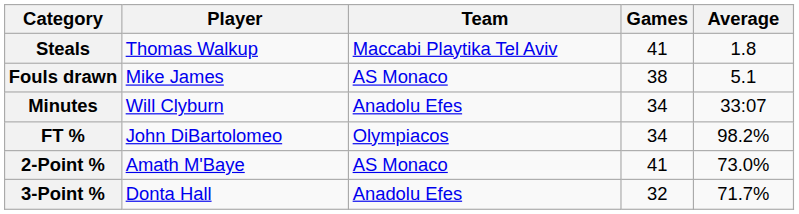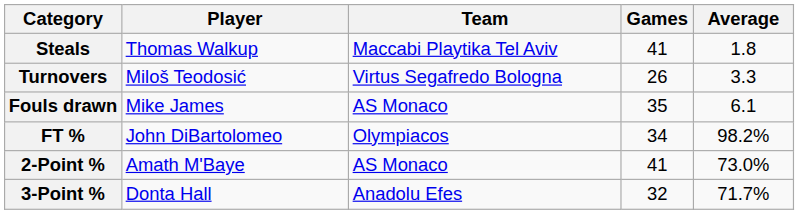+ row: (63, 77)
(657, 77) 38 -> (657, 106) 35
(743, 77) 5.1 -> (743, 106) 6.1
- row: (63, 106)
